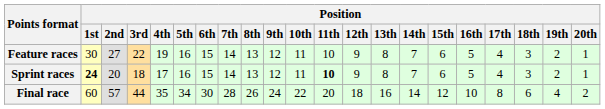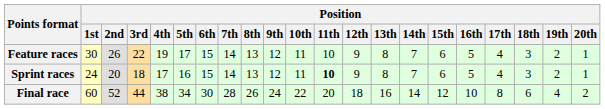(114, 54) 27 -> (114, 54) 26
(185, 54) 16 -> (185, 54) 17
(91, 73) bold -> (91, 73) normal
(114, 93) 57 -> (114, 93) 52
(162, 93) 35 -> (162, 93) 38
